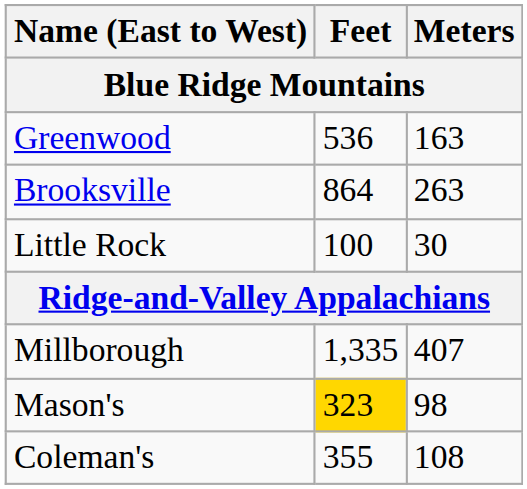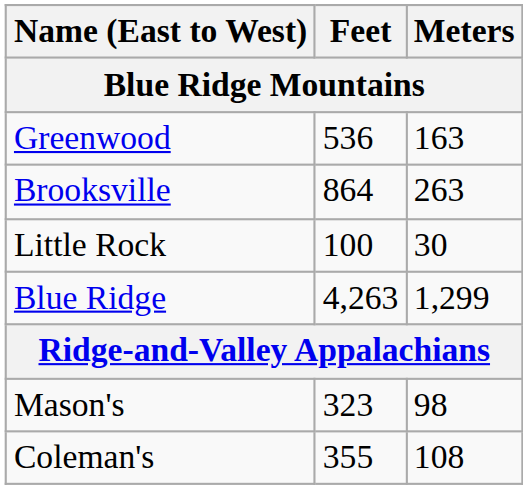+ row: (90, 297)
- row: (99, 350)
(348, 404) gold background -> (348, 404) no background
